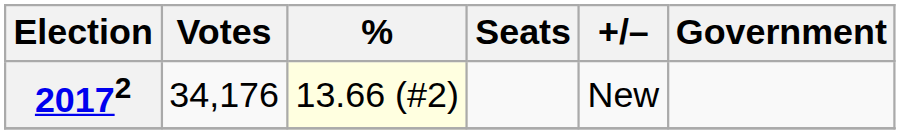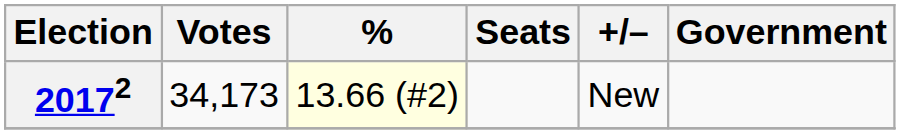(224, 94) 34,176 -> (224, 94) 34,173
